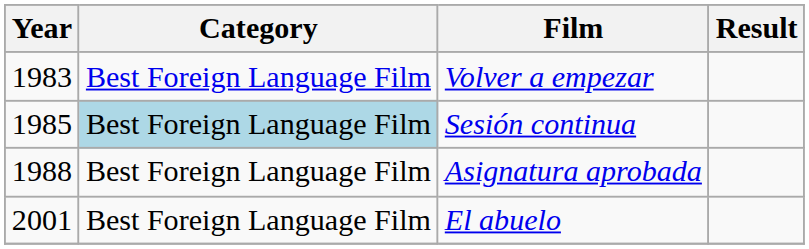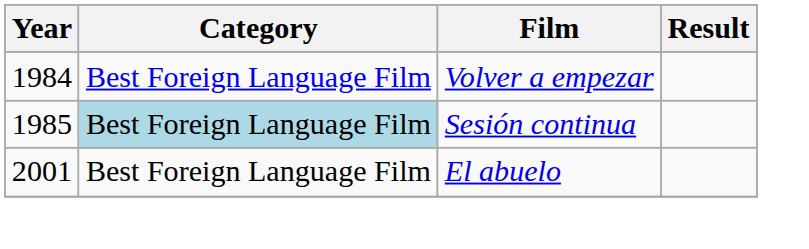(42, 76) 1983 -> (42, 76) 1984
- row: (573, 171)
